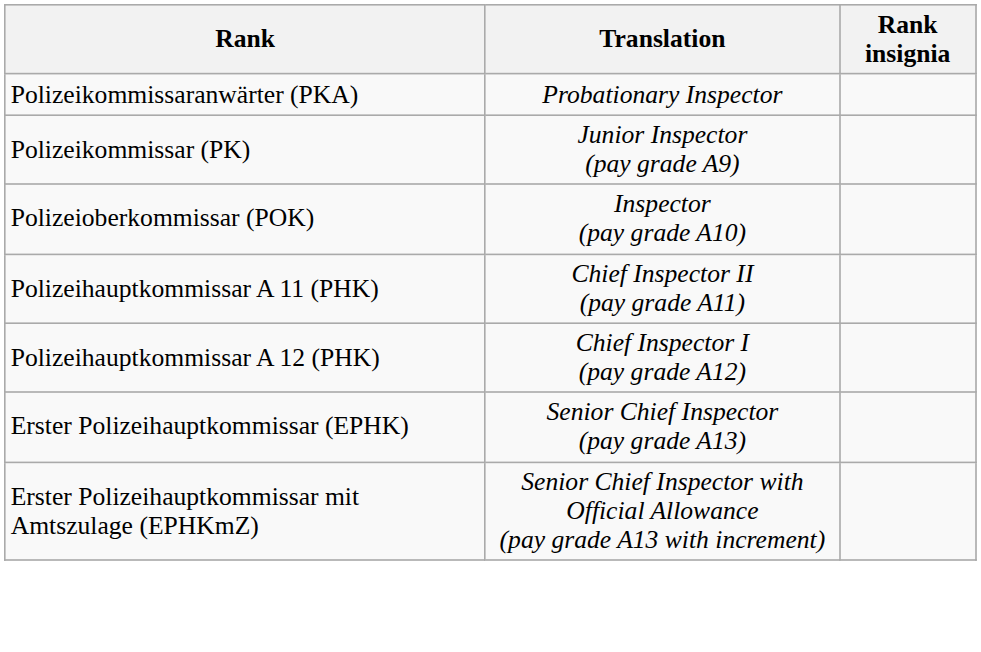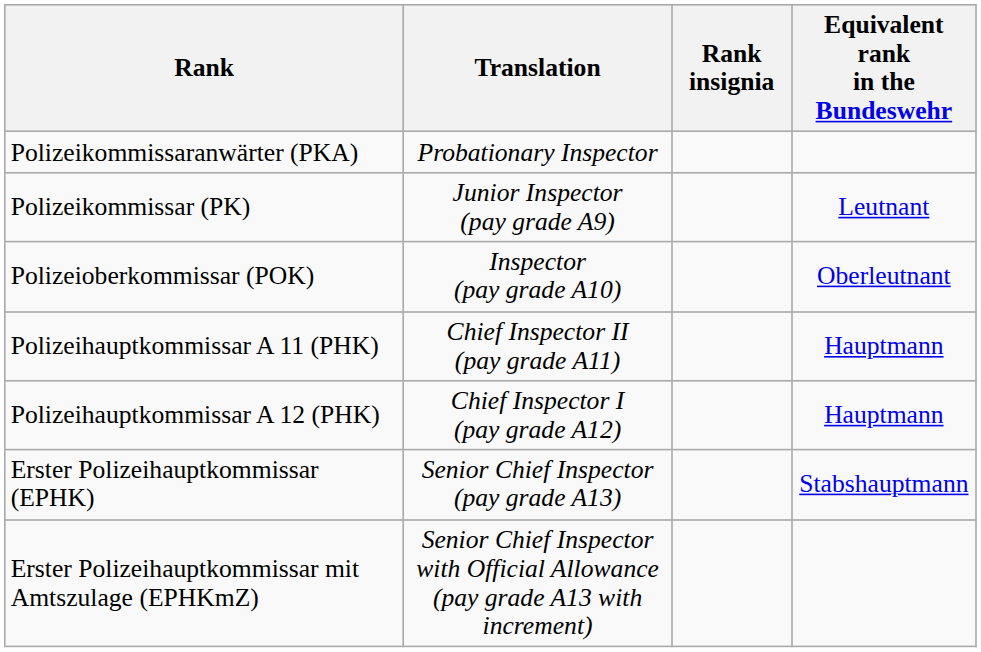+ column: (884, 68)
